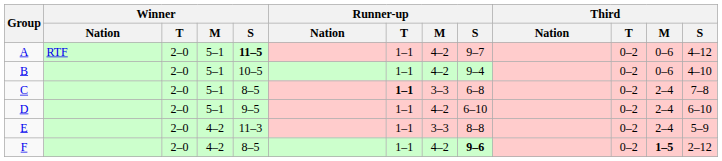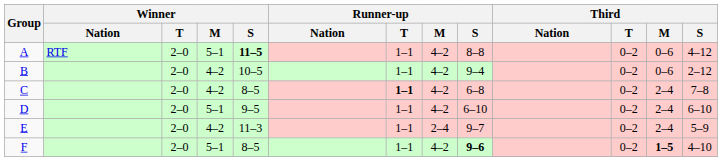(475, 52) 9–7 -> (475, 52) 8–8
(215, 71) 5–1 -> (215, 71) 4–2
(700, 71) 4–10 -> (700, 71) 2–12
(215, 90) 5–1 -> (215, 90) 4–2
(440, 90) 3–3 -> (440, 90) 4–2
(440, 128) 3–3 -> (440, 128) 2–4
(475, 128) 8–8 -> (475, 128) 9–7
(215, 147) 4–2 -> (215, 147) 5–1
(700, 147) 2–12 -> (700, 147) 4–10
